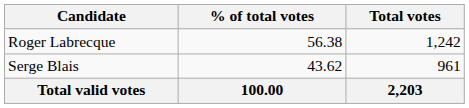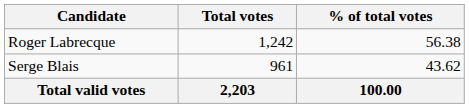columns swapped: (405, 16) <-> (262, 16)
